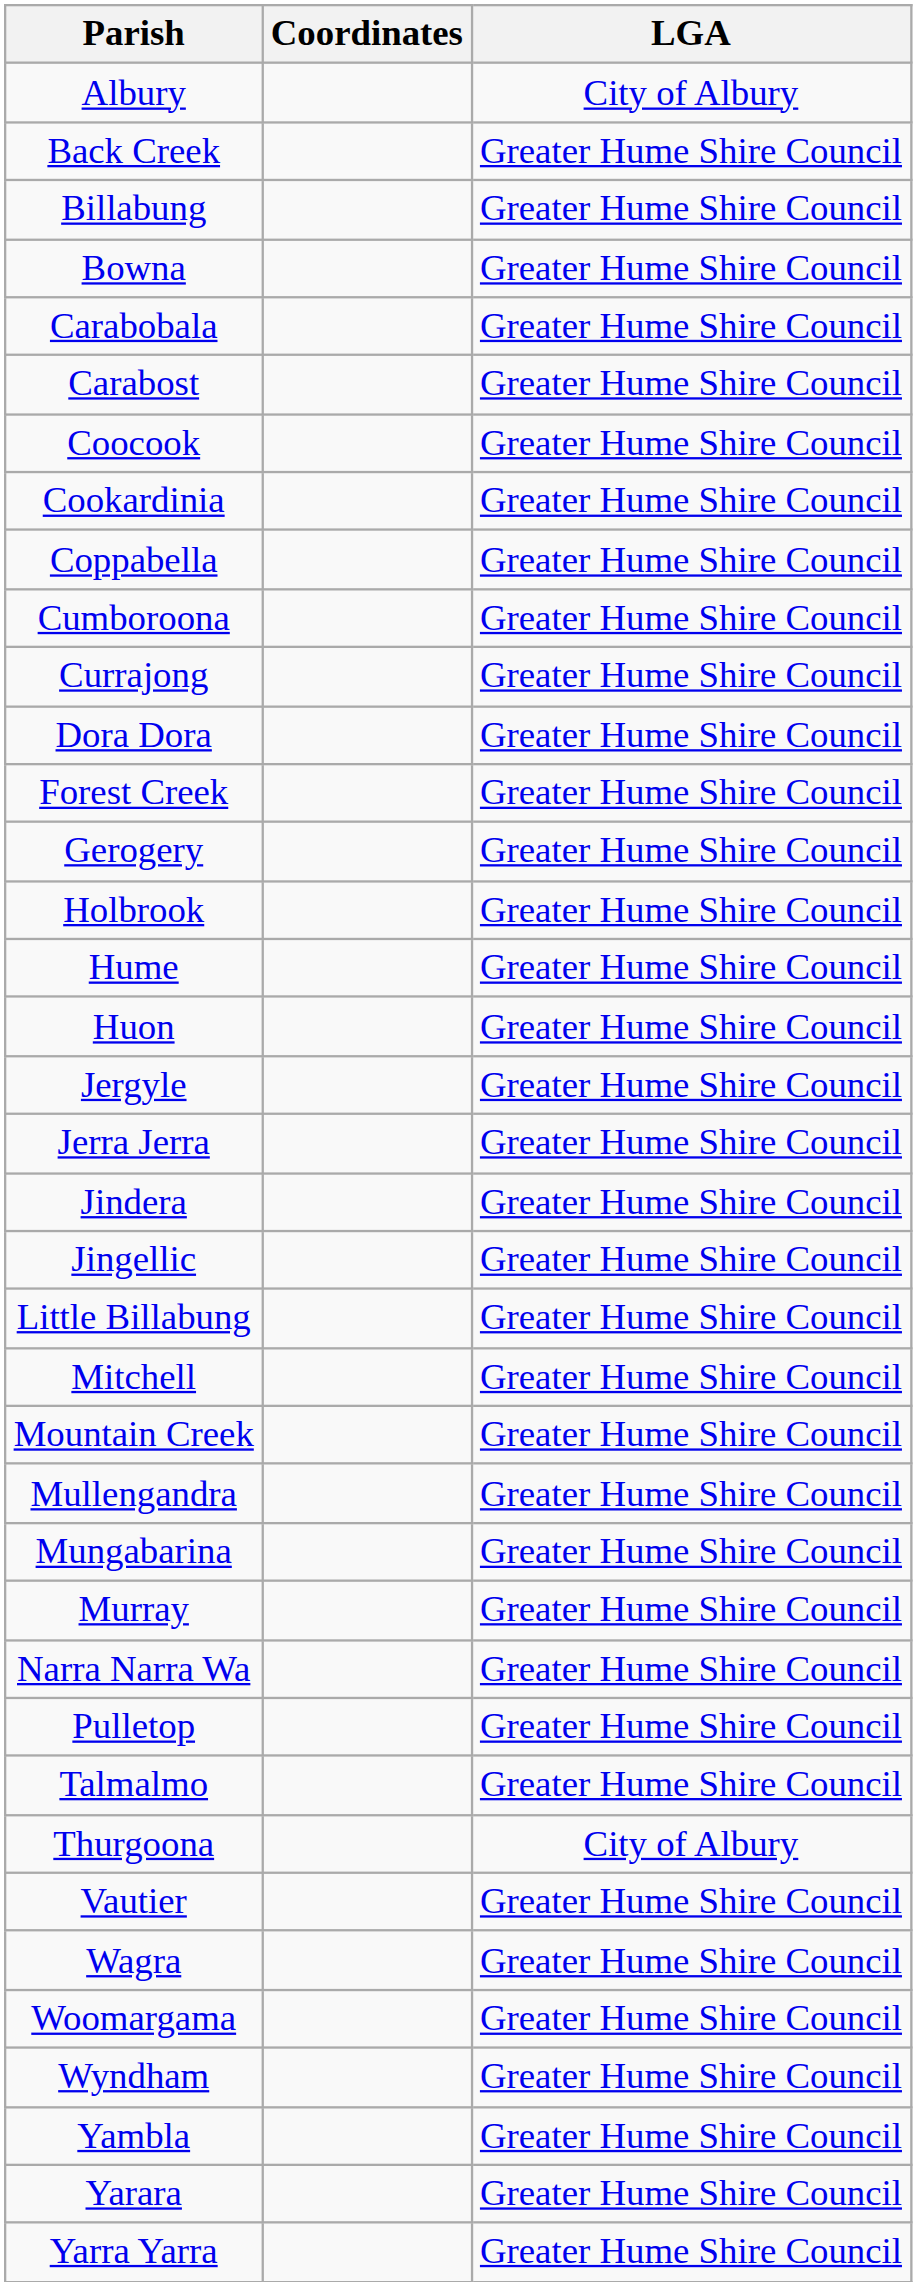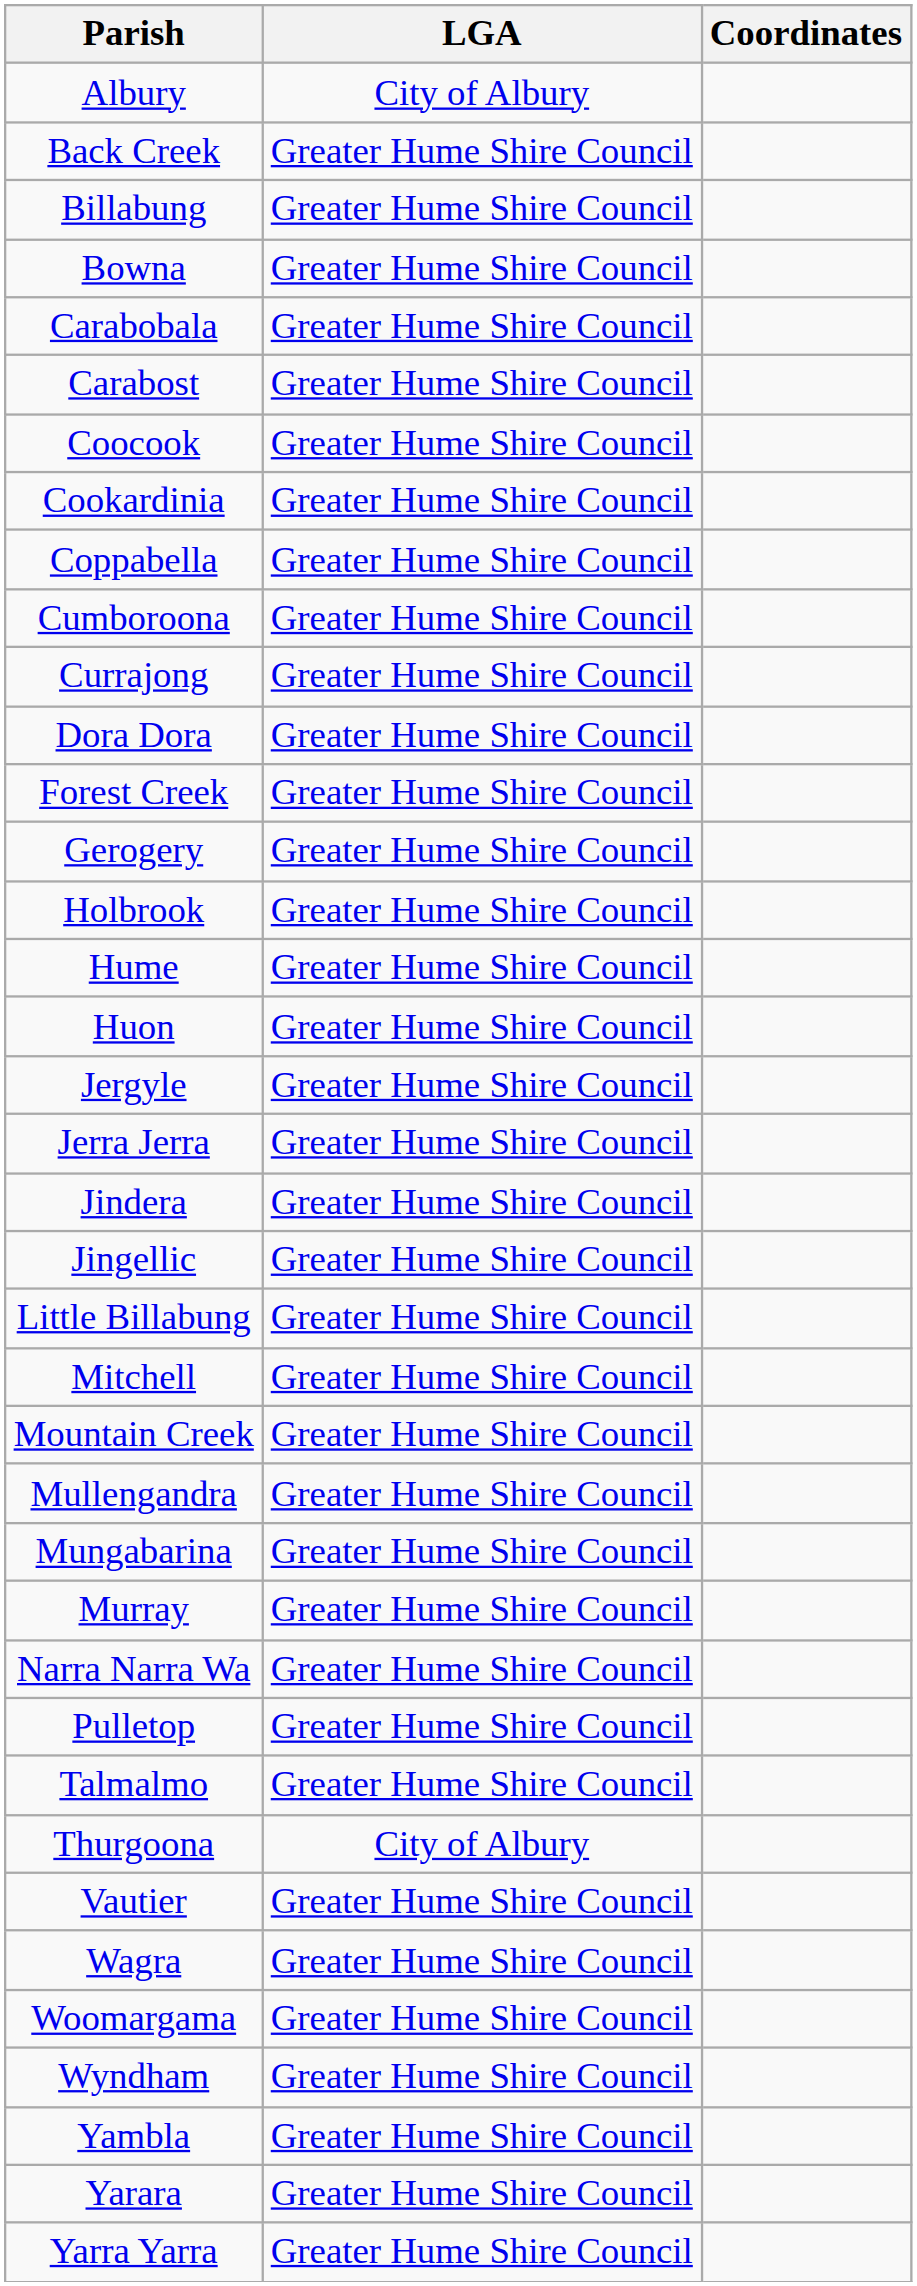columns swapped: (691, 33) <-> (367, 33)
